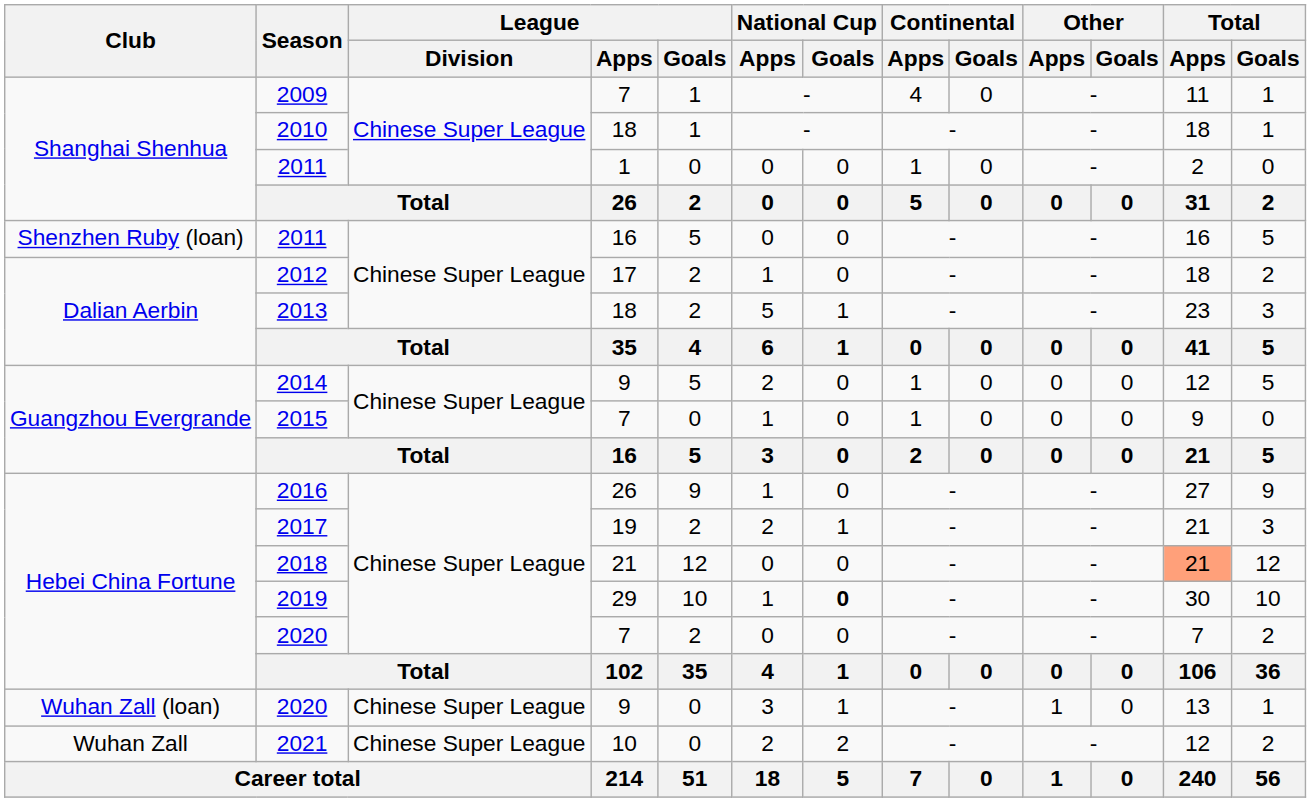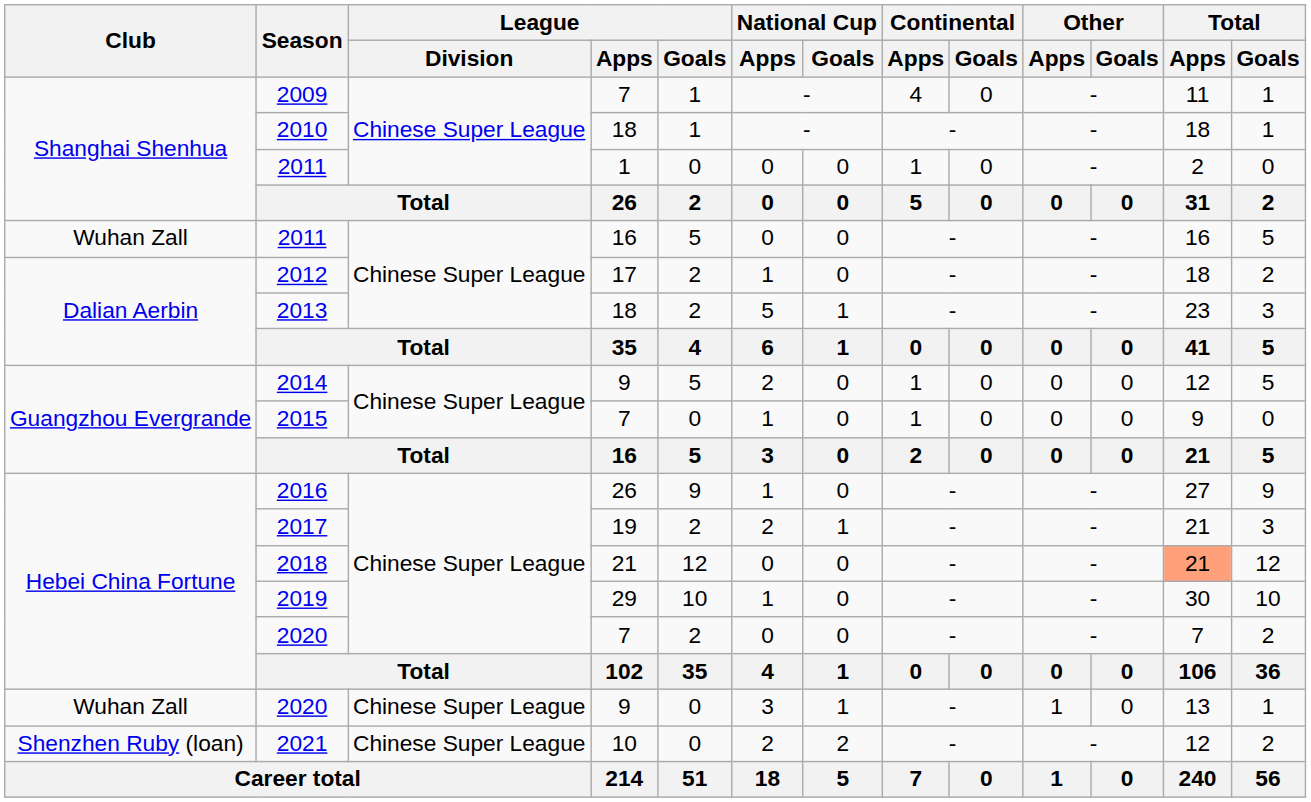(131, 238) Shenzhen Ruby (loan) -> (131, 238) Wuhan Zall
(843, 599) bold -> (843, 599) normal
(131, 707) Wuhan Zall (loan) -> (131, 707) Wuhan Zall
(131, 743) Wuhan Zall -> (131, 743) Shenzhen Ruby (loan)
